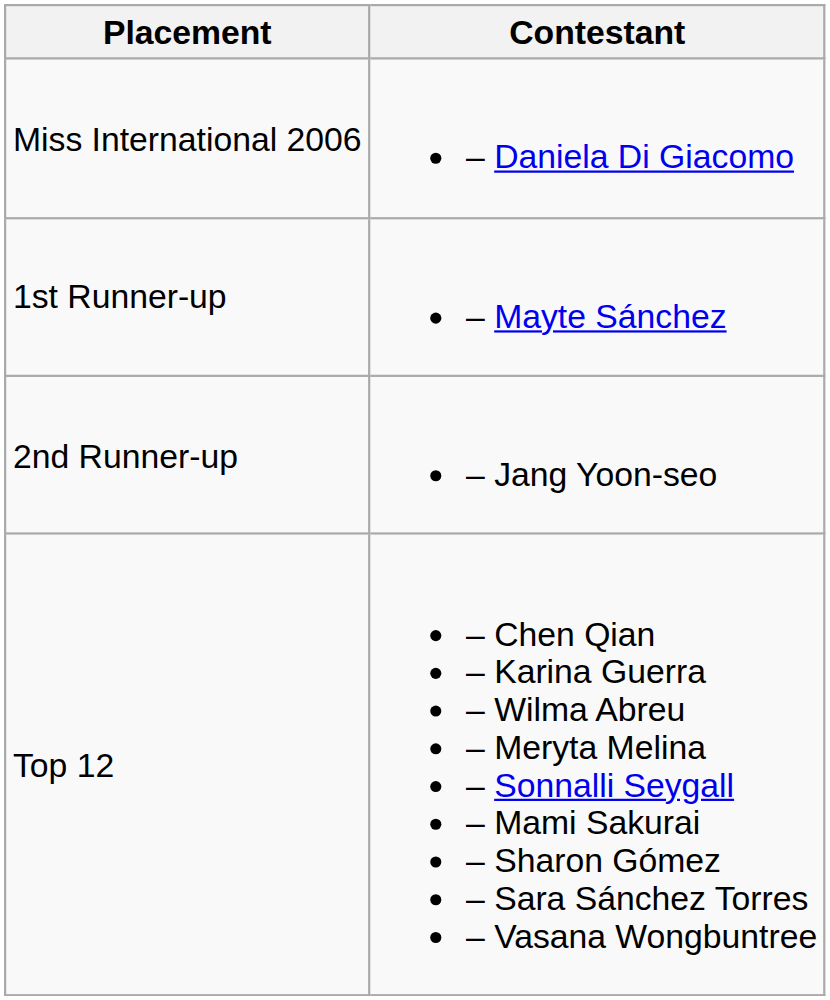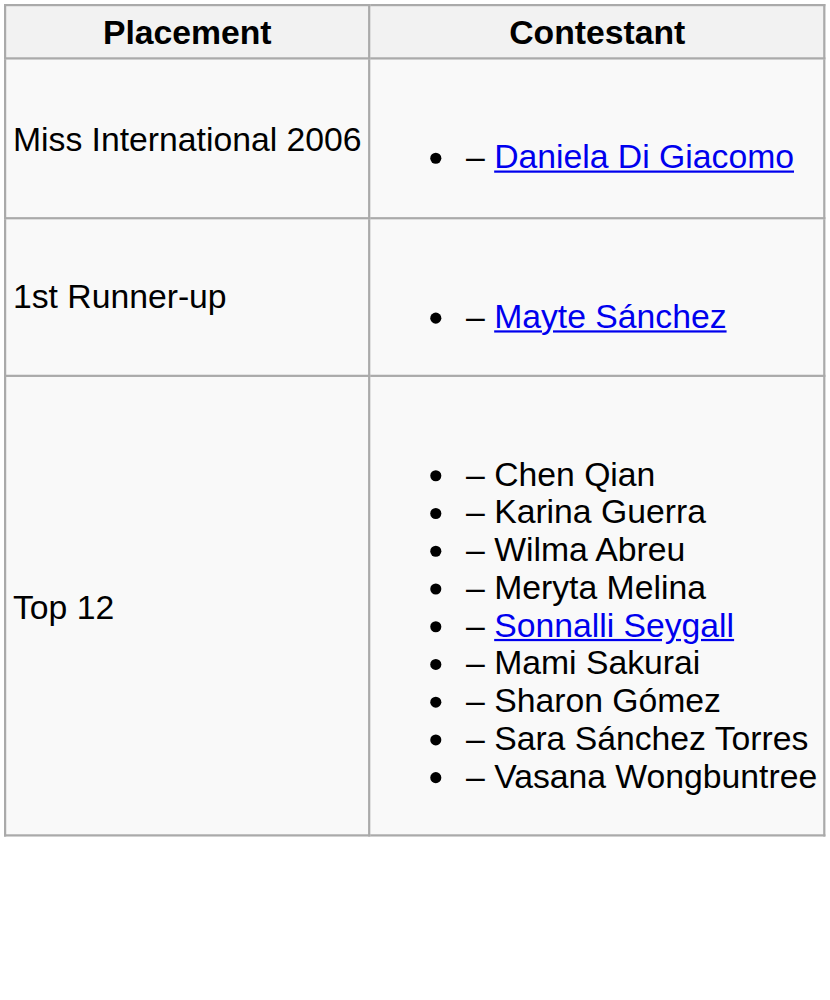- row: (125, 455)
